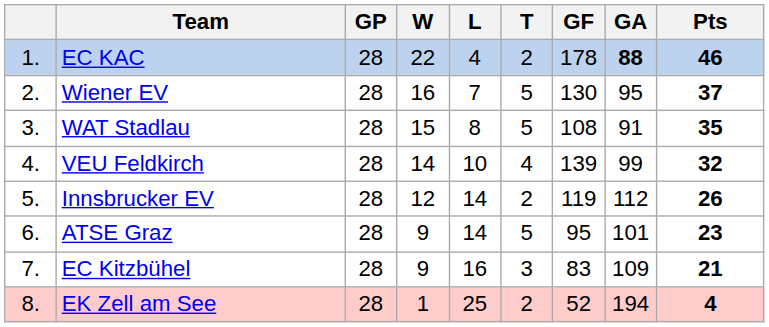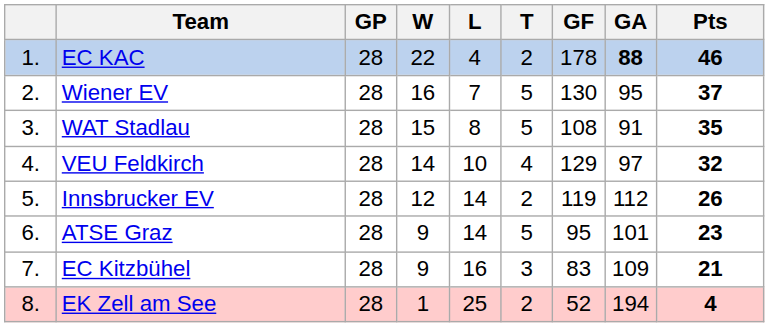(579, 163) 139 -> (579, 163) 129
(631, 163) 99 -> (631, 163) 97
